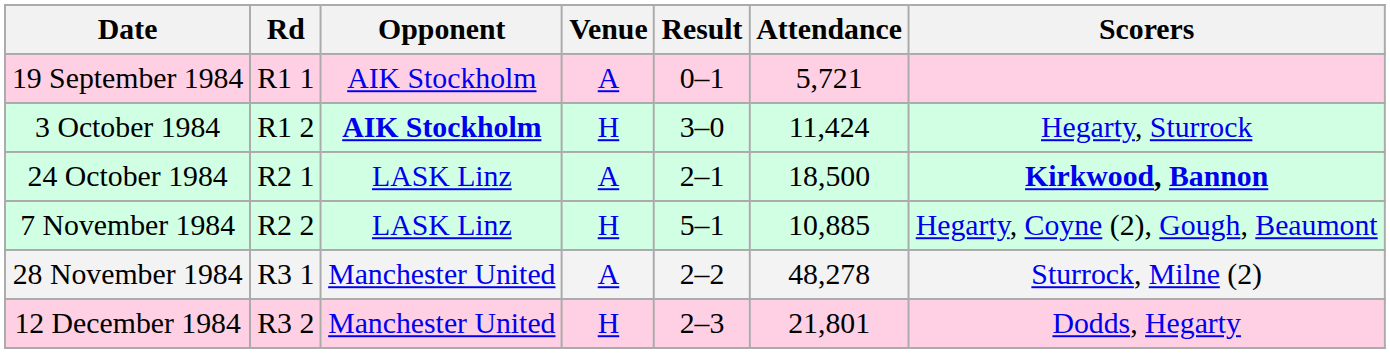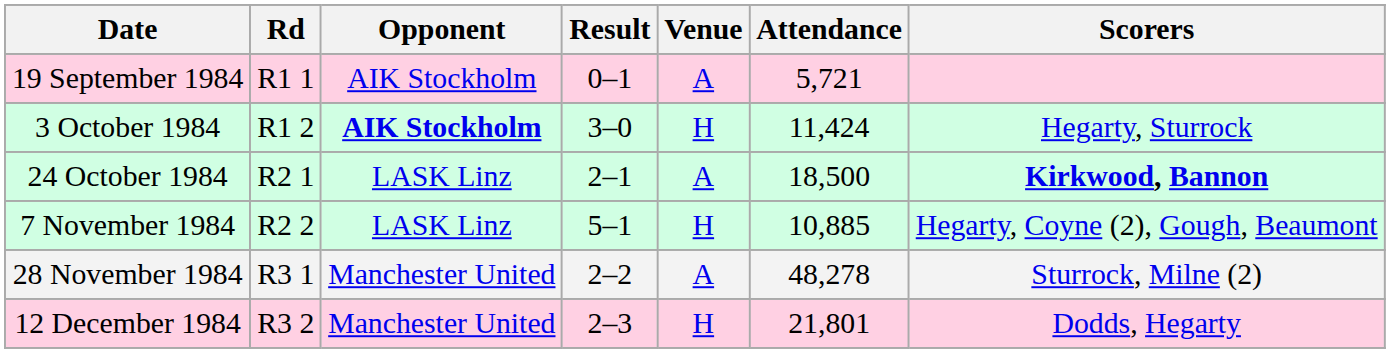columns swapped: (608, 29) <-> (702, 29)
